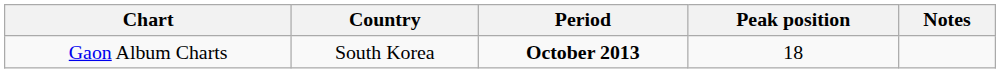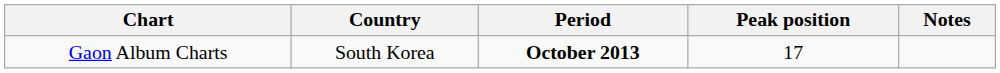(793, 51) 18 -> (793, 51) 17
